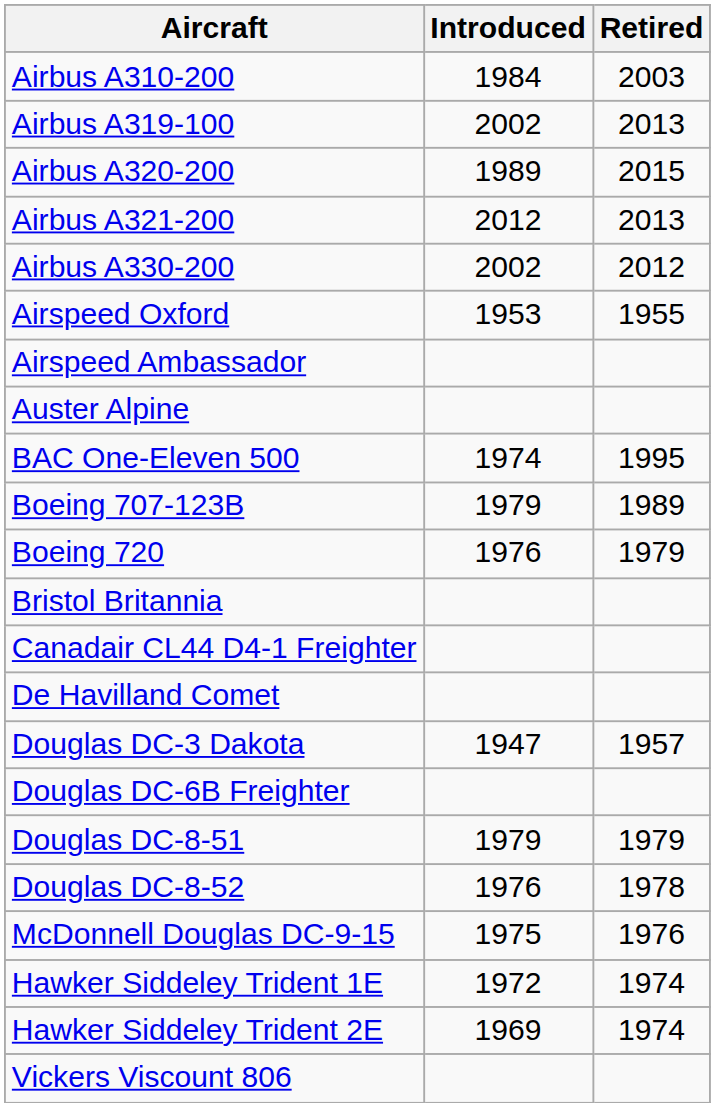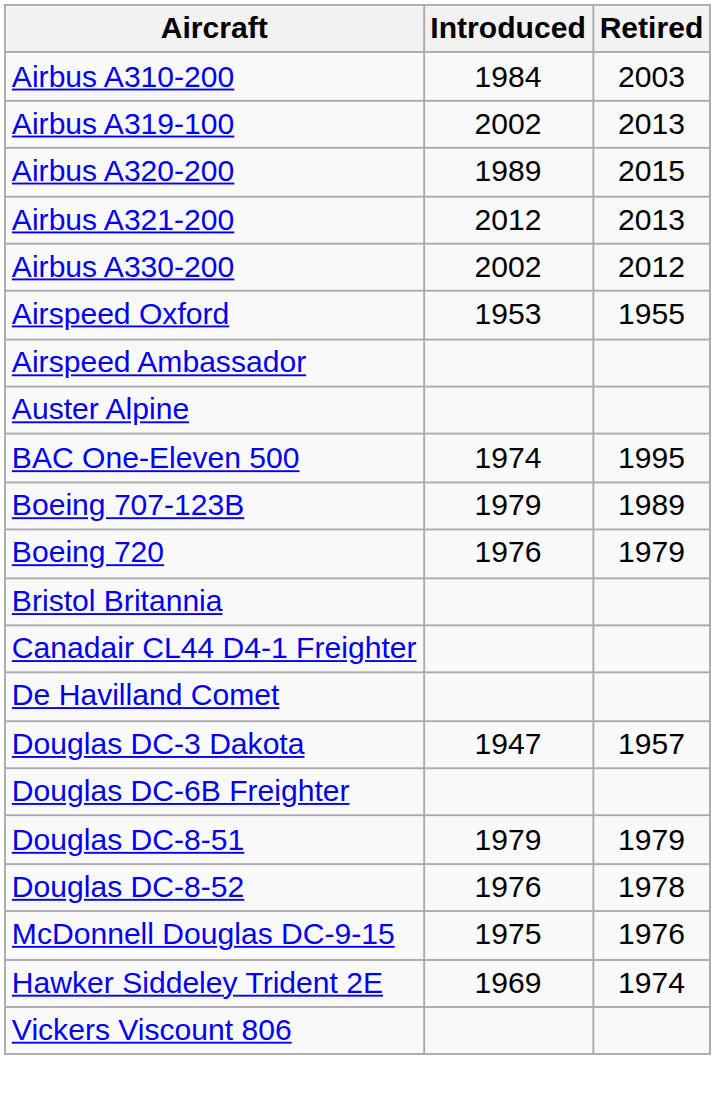- row: (197, 982)
